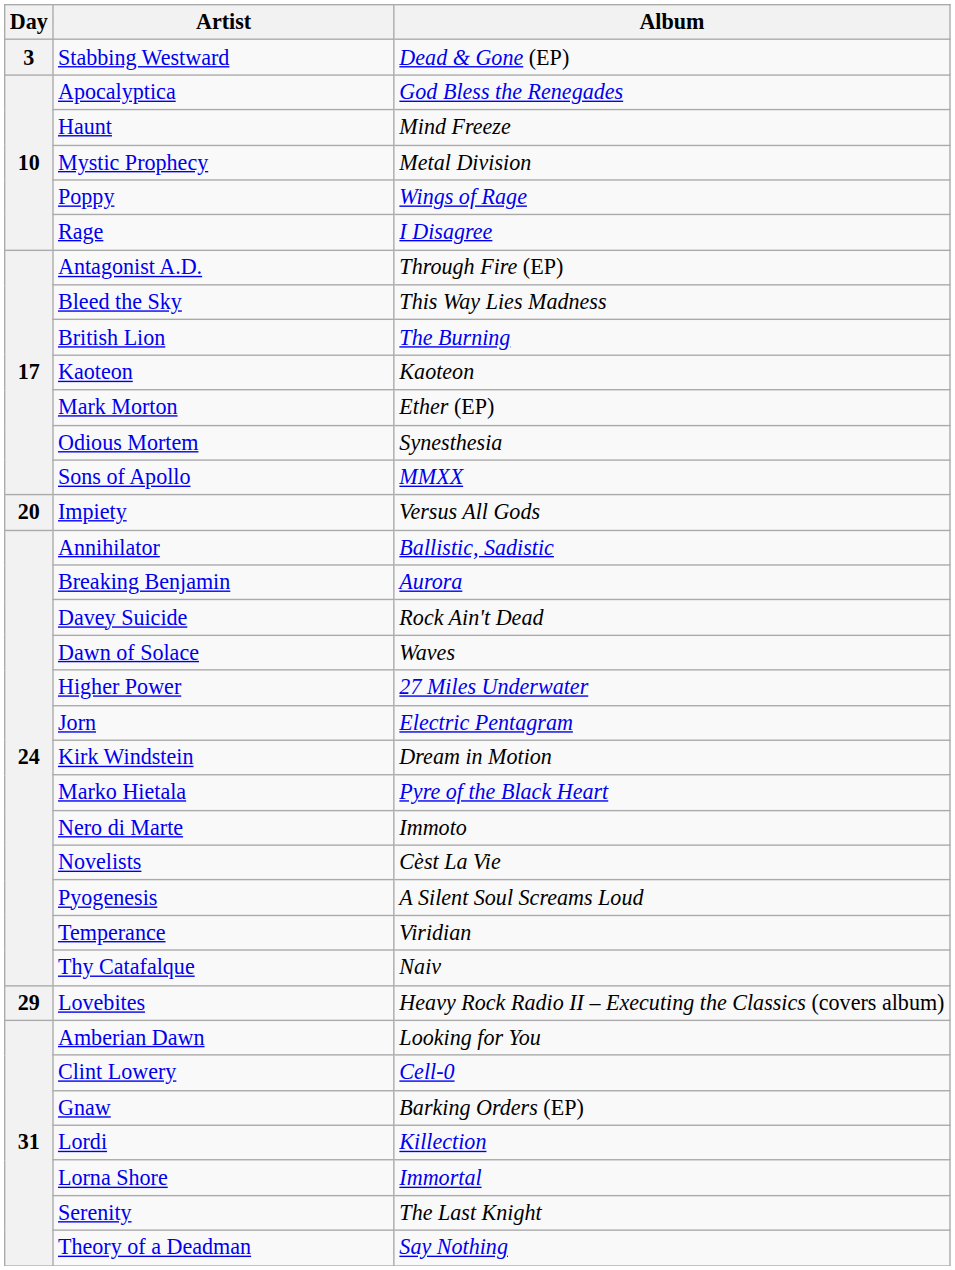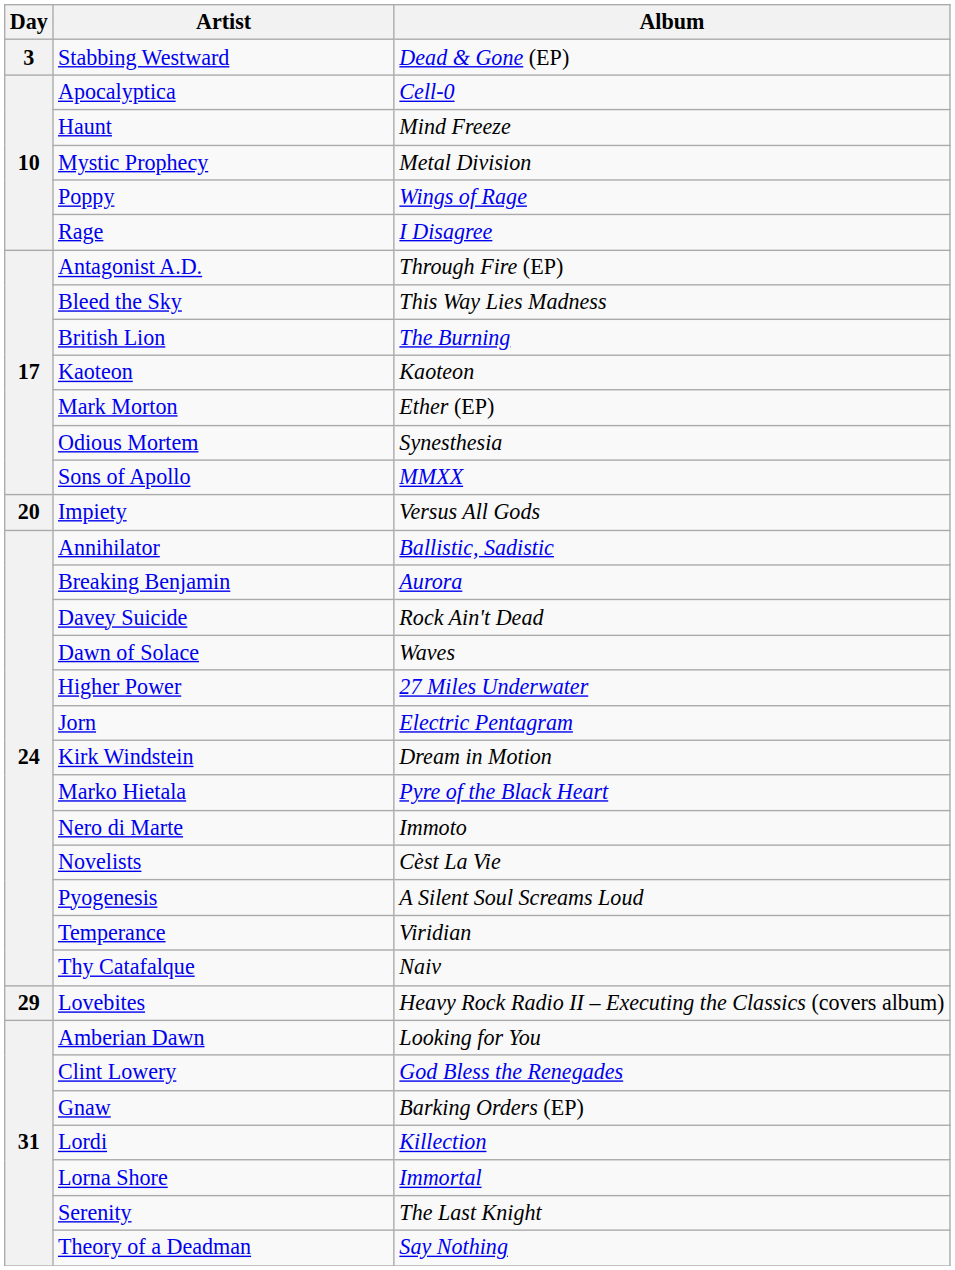(511, 92) God Bless the Renegades -> (427, 92) Cell-0
(427, 1072) Cell-0 -> (511, 1072) God Bless the Renegades
